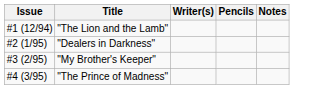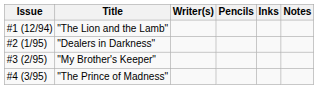+ column: (269, 12)
